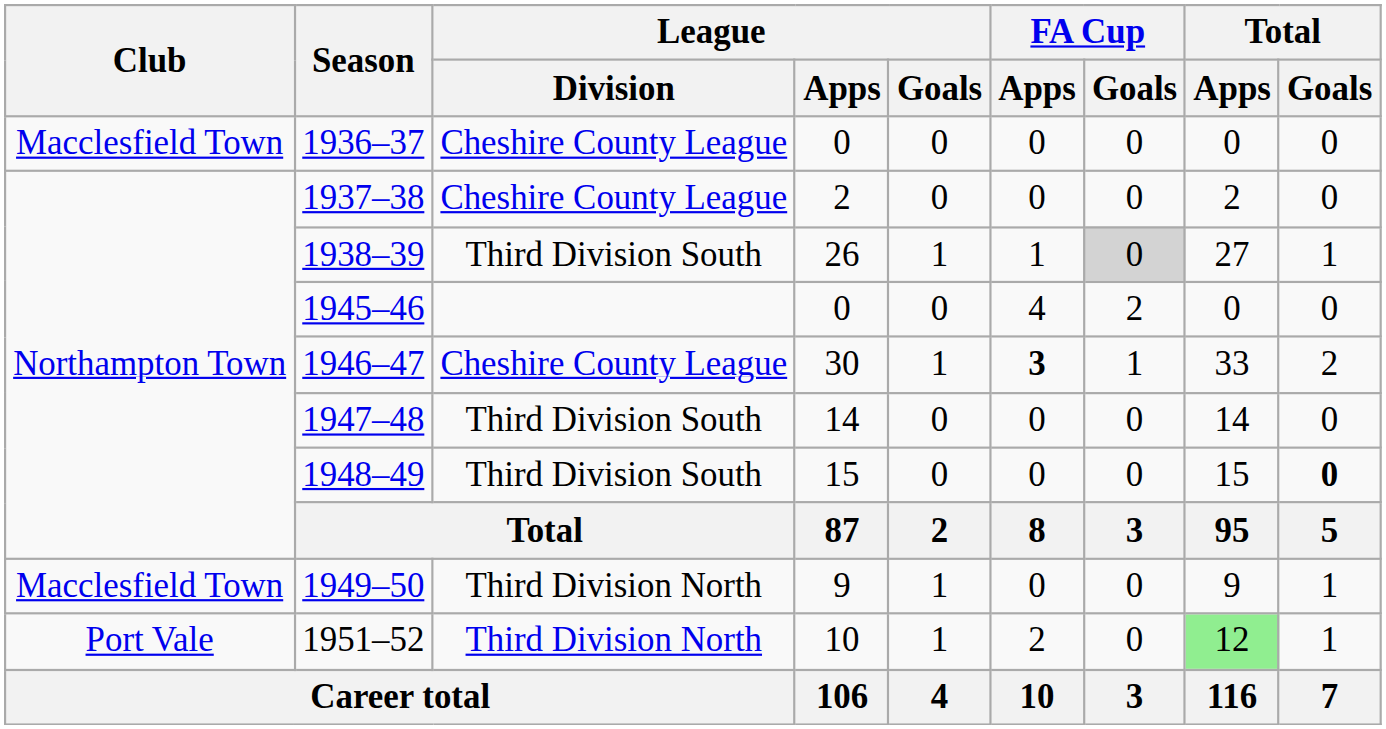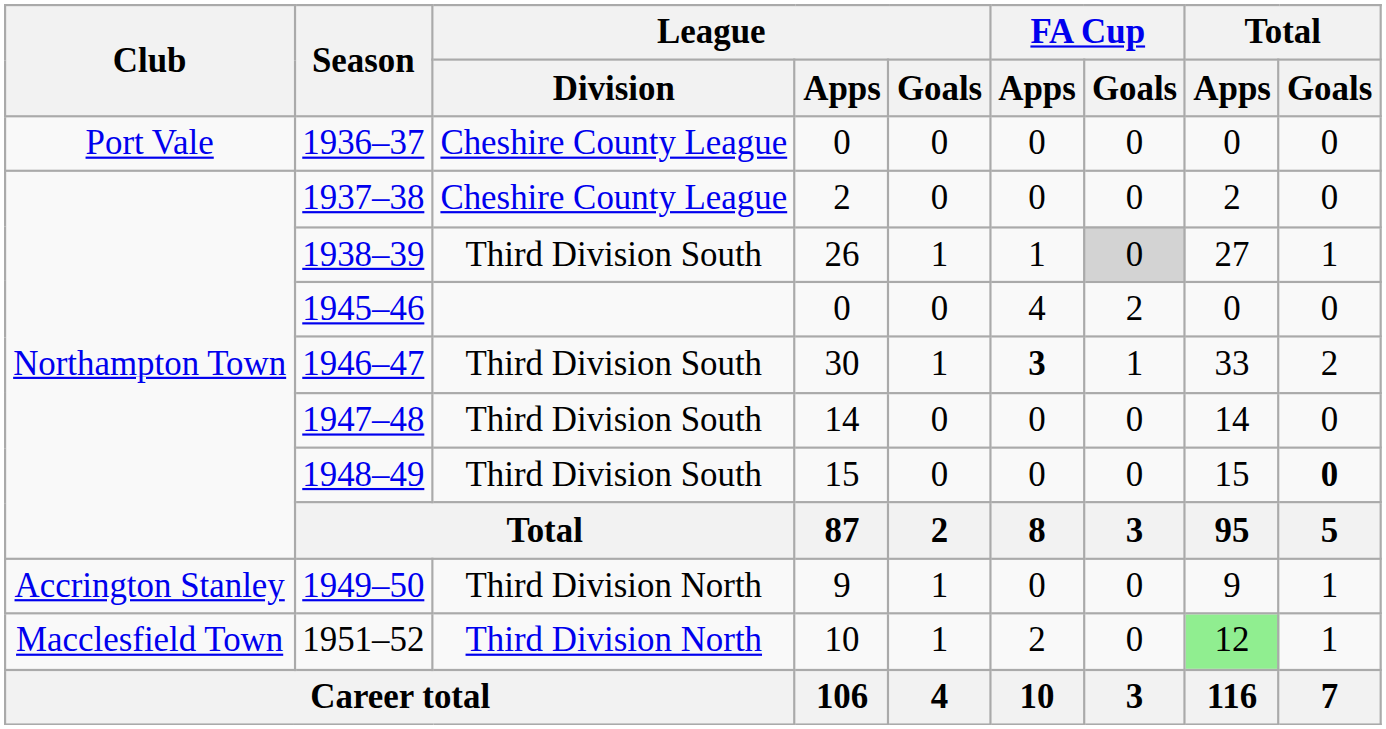(150, 142) Macclesfield Town -> (150, 142) Port Vale
(614, 364) Cheshire County League -> (614, 364) Third Division South
(150, 585) Macclesfield Town -> (150, 585) Accrington Stanley
(150, 640) Port Vale -> (150, 640) Macclesfield Town
